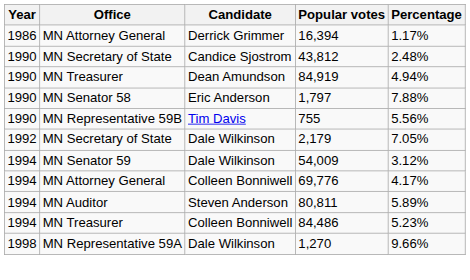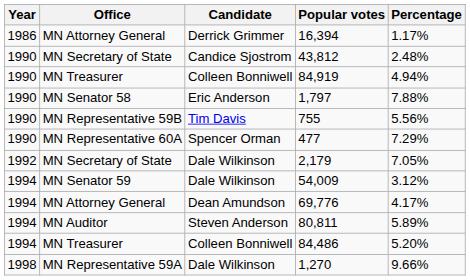(237, 77) Dean Amundson -> (240, 77) Colleen Bonniwell
+ row: (309, 139)
(240, 181) Colleen Bonniwell -> (237, 202) Dean Amundson
(410, 222) 5.23% -> (410, 243) 5.20%
